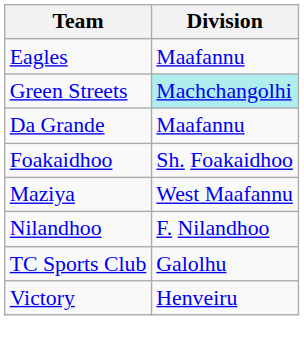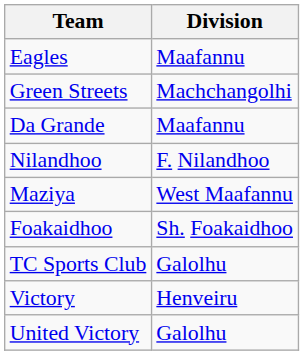(224, 90) paleturquoise background -> (224, 90) no background
rows swapped: (61, 159) <-> (56, 228)
+ row: (74, 332)
